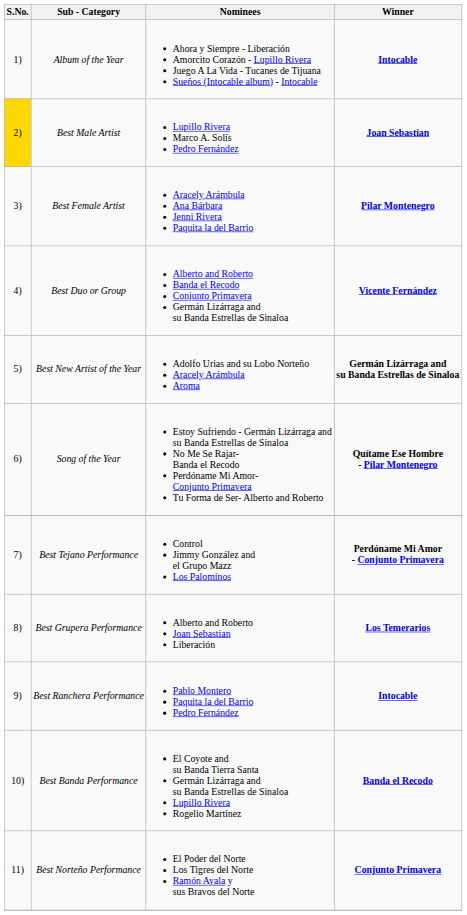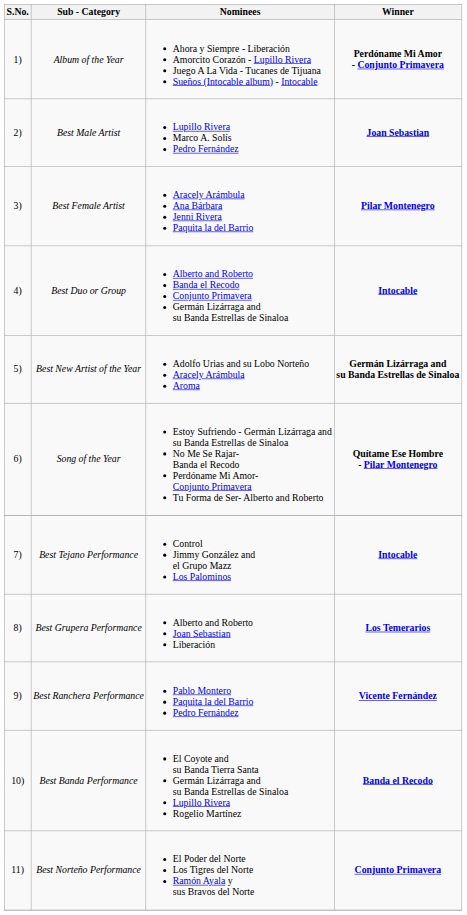(398, 59) Intocable -> (398, 59) Perdóname Mi Amor - Conjunto Primavera
(18, 132) gold background -> (18, 132) no background
(398, 290) Vicente Fernández -> (398, 290) Intocable
(398, 554) Perdóname Mi Amor - Conjunto Primavera -> (398, 554) Intocable
(398, 696) Intocable -> (398, 696) Vicente Fernández
